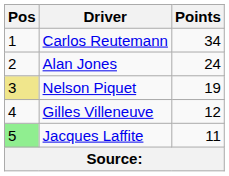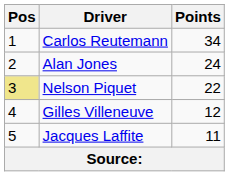(213, 88) 19 -> (213, 88) 22
(12, 136) lightgreen background -> (12, 136) no background
